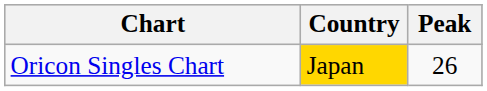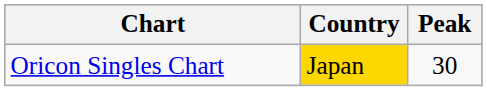(445, 64) 26 -> (445, 64) 30
